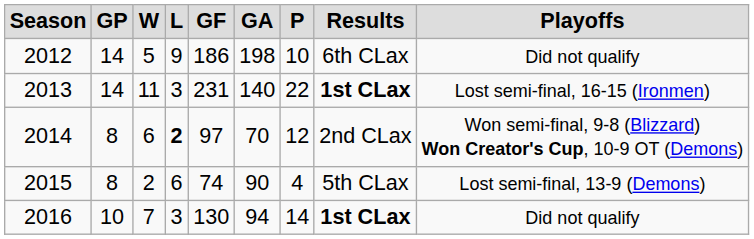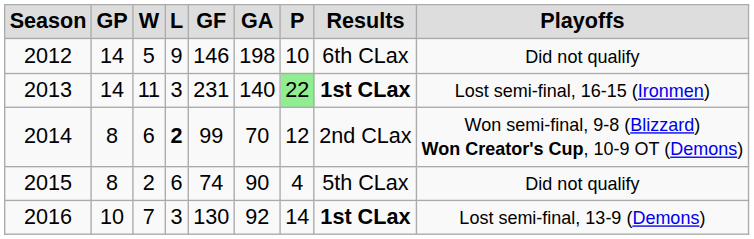(211, 55) 186 -> (211, 55) 146
(297, 90) no background -> (297, 90) lightgreen background
(211, 136) 97 -> (211, 136) 99
(582, 184) Lost semi-final, 13-9 (Demons) -> (582, 184) Did not qualify
(257, 217) 94 -> (257, 217) 92
(582, 218) Did not qualify -> (582, 218) Lost semi-final, 13-9 (Demons)
